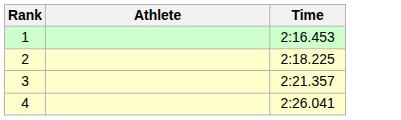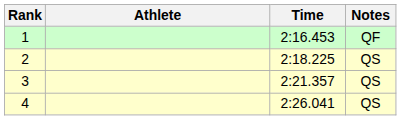+ column: (371, 15)
